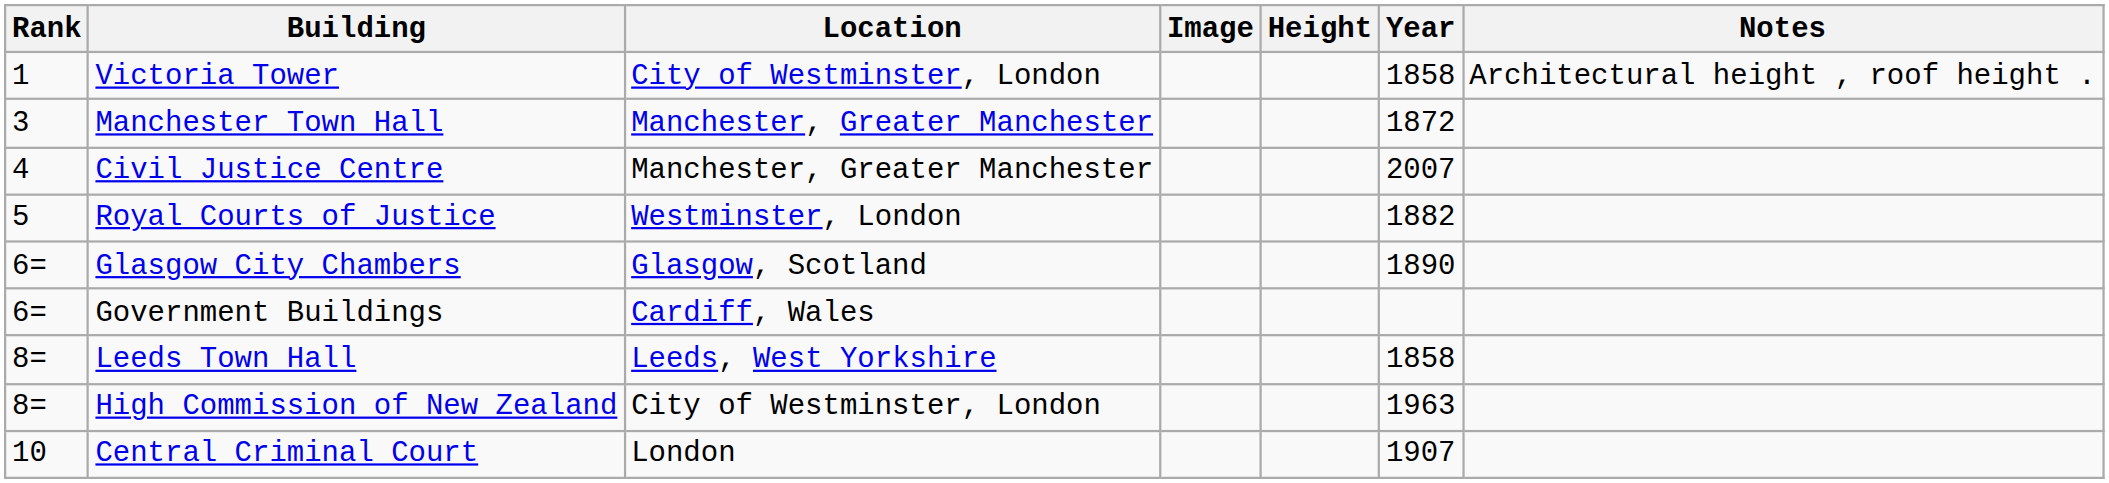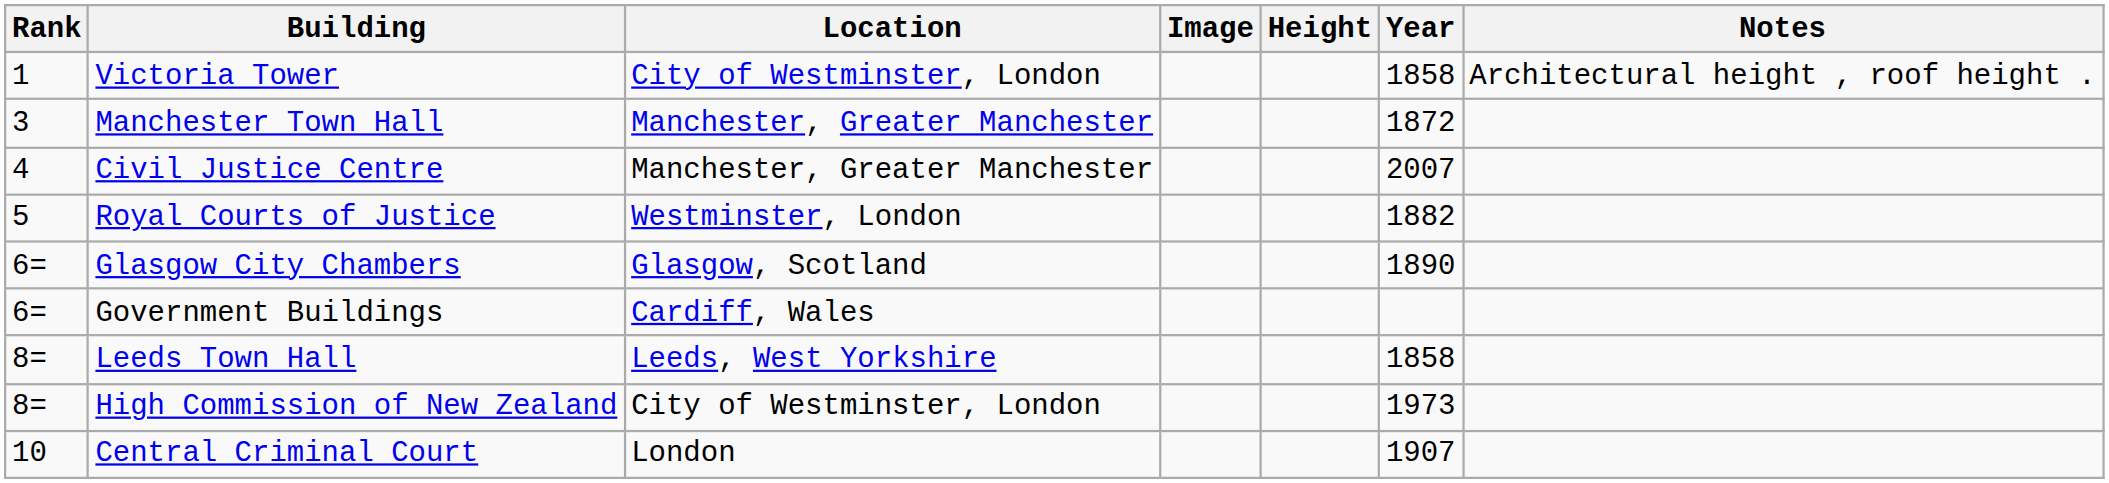(1421, 407) 1963 -> (1421, 407) 1973
